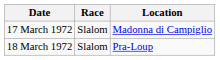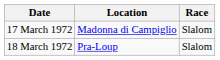columns swapped: (162, 13) <-> (92, 13)
